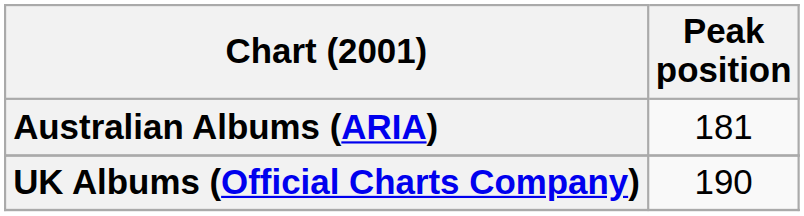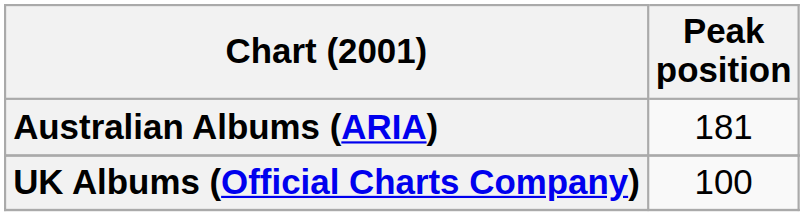(724, 182) 190 -> (724, 182) 100
